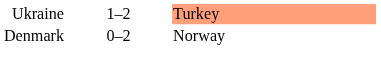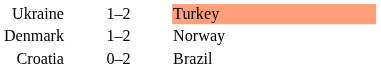(119, 36) 0–2 -> (119, 36) 1–2
+ row: (40, 58)
